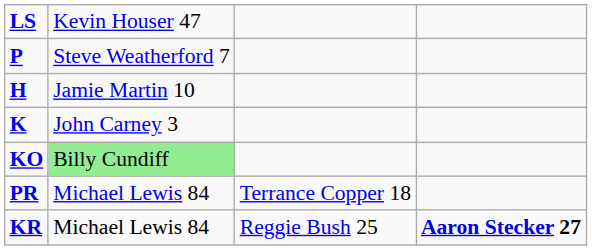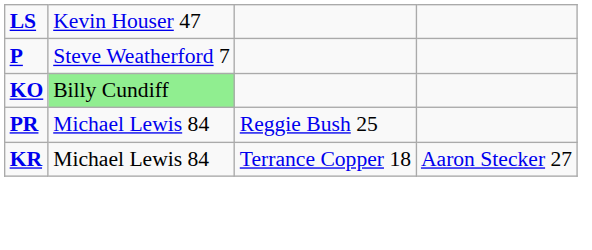- row: (18, 90)
- row: (18, 124)
(325, 192) Terrance Copper 18 -> (309, 124) Reggie Bush 25
(309, 227) Reggie Bush 25 -> (325, 158) Terrance Copper 18
(501, 227) bold -> (497, 158) normal
